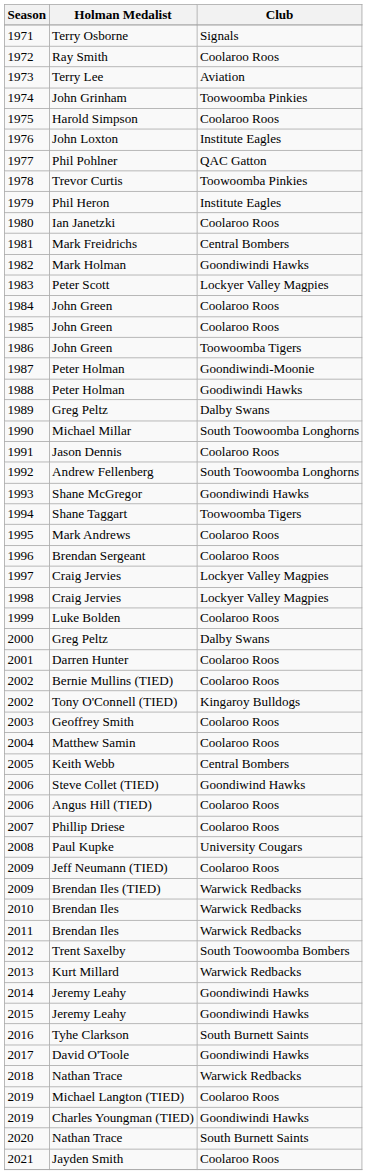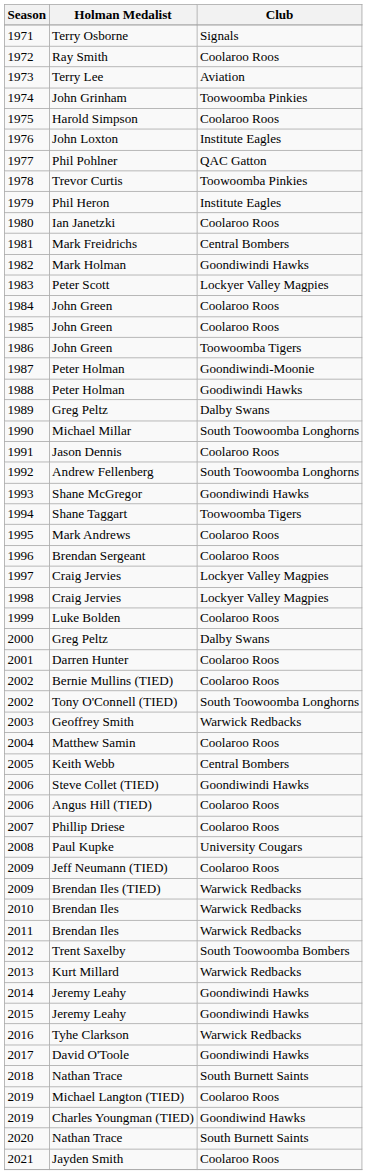(250, 701) Kingaroy Bulldogs -> (280, 701) South Toowoomba Longhorns
(239, 722) Coolaroo Roos -> (251, 722) Warwick Redbacks
(253, 784) Goondiwind Hawks -> (254, 784) Goondiwindi Hawks
(254, 1034) South Burnett Saints -> (251, 1034) Warwick Redbacks
(251, 1076) Warwick Redbacks -> (254, 1076) South Burnett Saints
(254, 1117) Goondiwindi Hawks -> (253, 1117) Goondiwind Hawks
